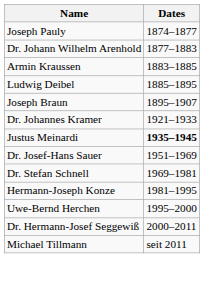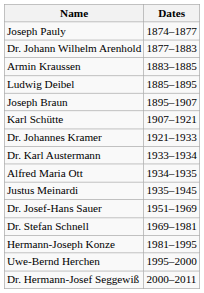+ row: (35, 119)
+ row: (54, 155)
+ row: (45, 173)
(172, 137) bold -> (172, 191) normal
- row: (47, 244)
